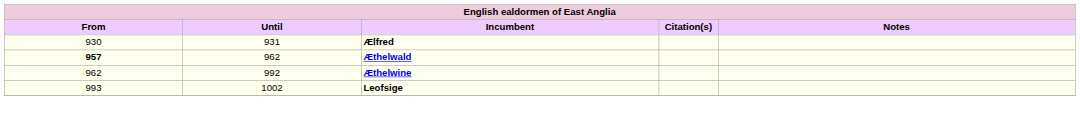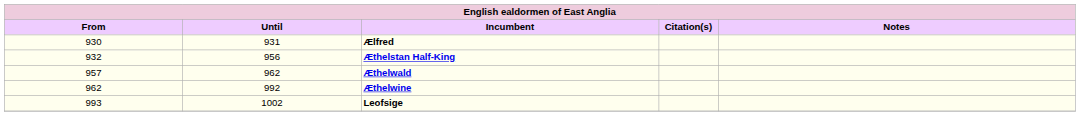+ row: (409, 57)
(94, 57) bold -> (94, 73) normal
